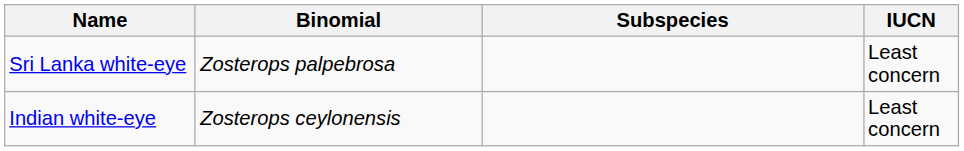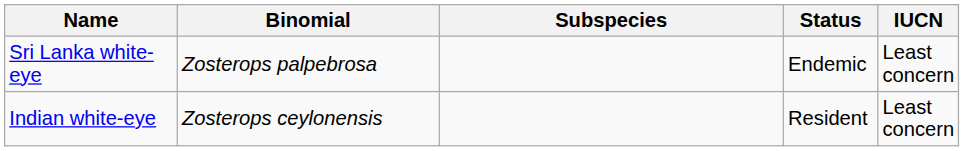+ column: (831, 20)
